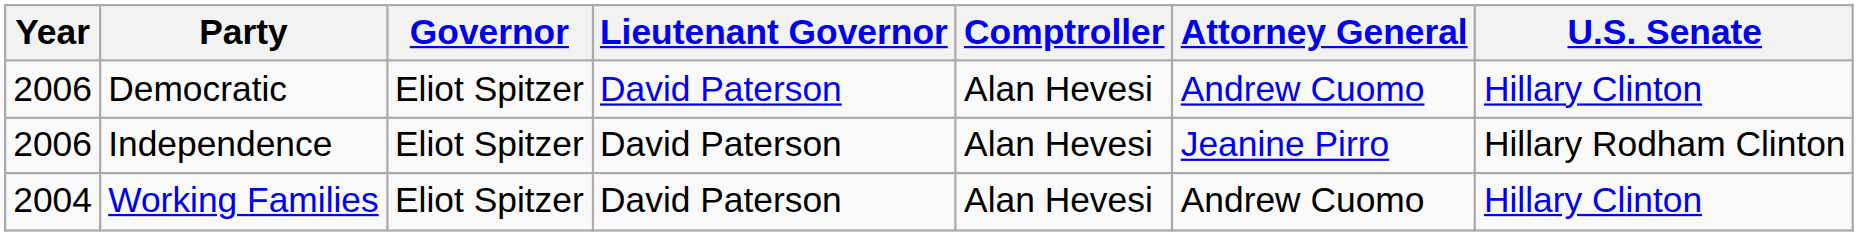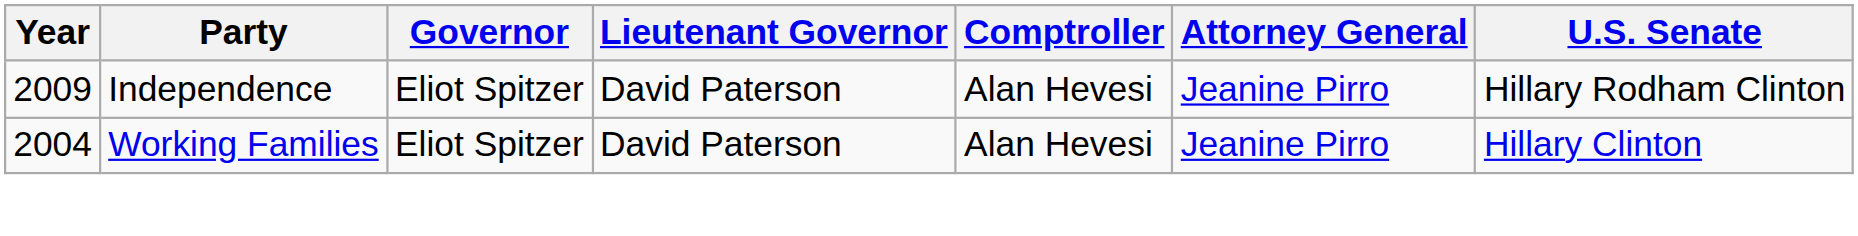- row: (198, 88)
(53, 144) 2006 -> (53, 88) 2009
(1303, 200) Andrew Cuomo -> (1285, 144) Jeanine Pirro
